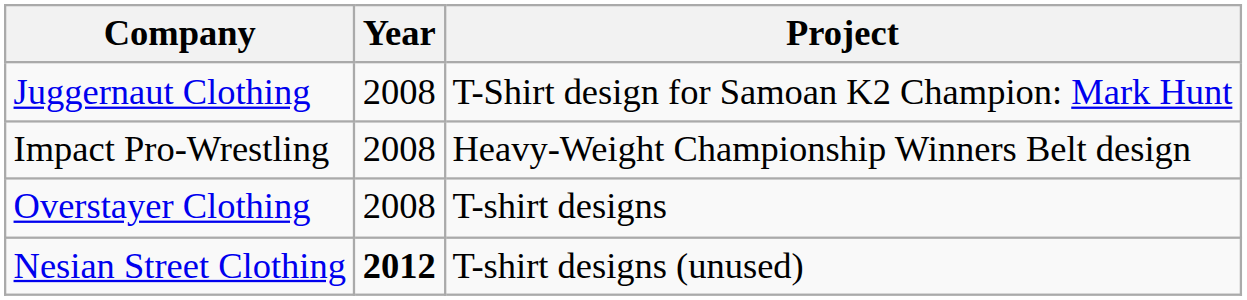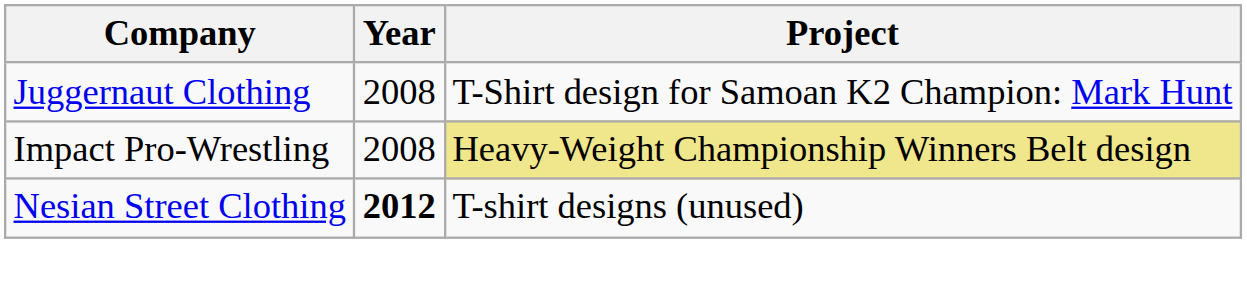(822, 149) no background -> (822, 149) khaki background
- row: (162, 206)
